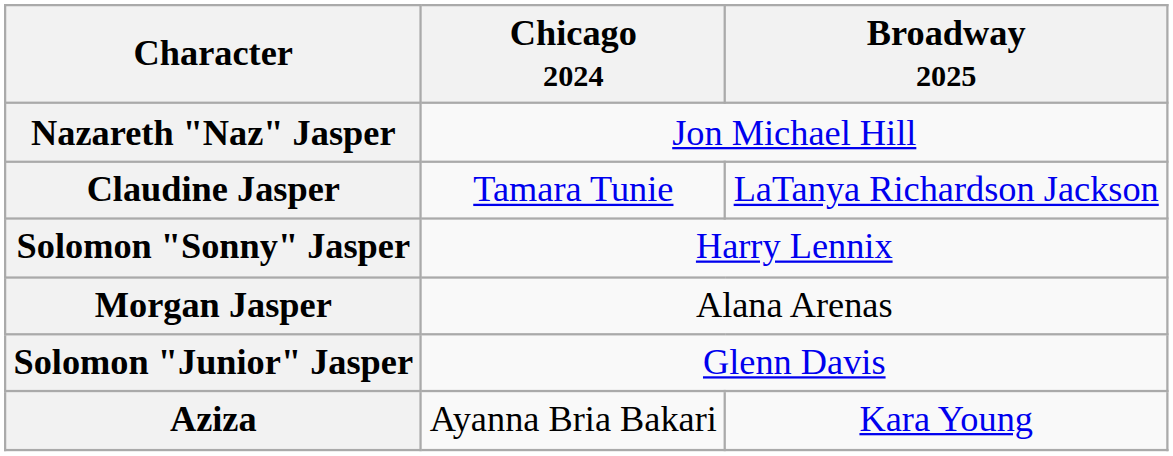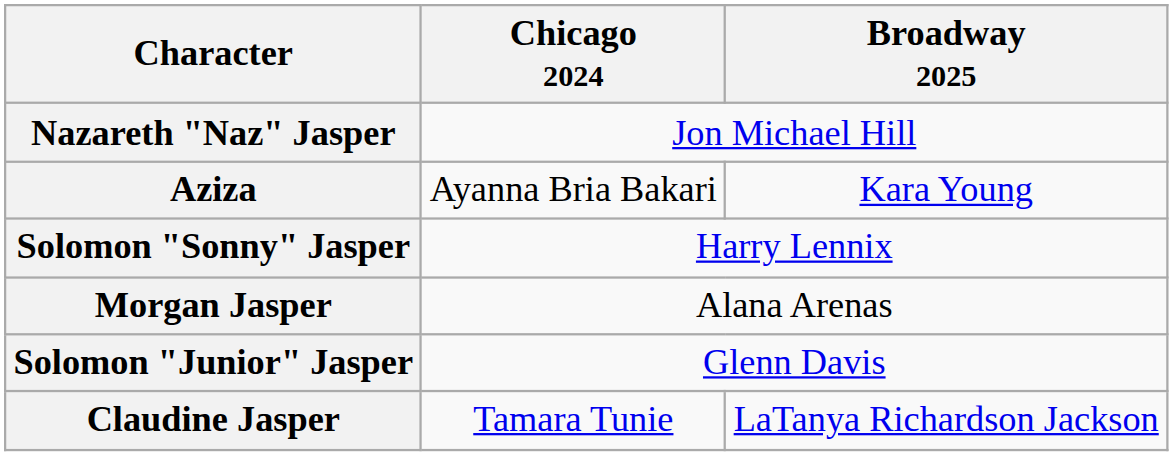rows swapped: (213, 189) <-> (213, 419)
